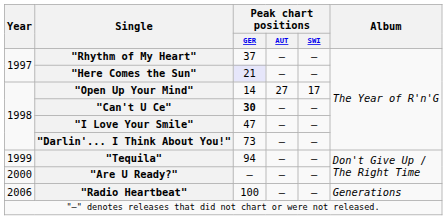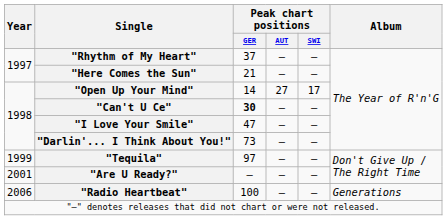(250, 73) lavender background -> (250, 73) no background
(250, 158) 94 -> (250, 158) 97
(19, 175) 2000 -> (19, 175) 2001
